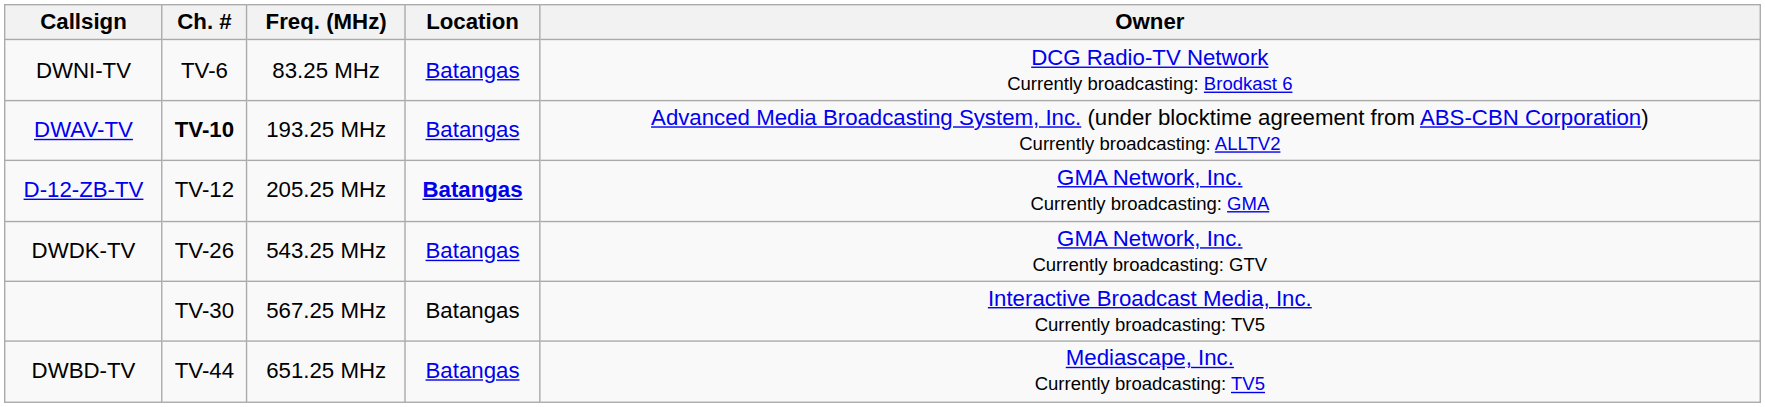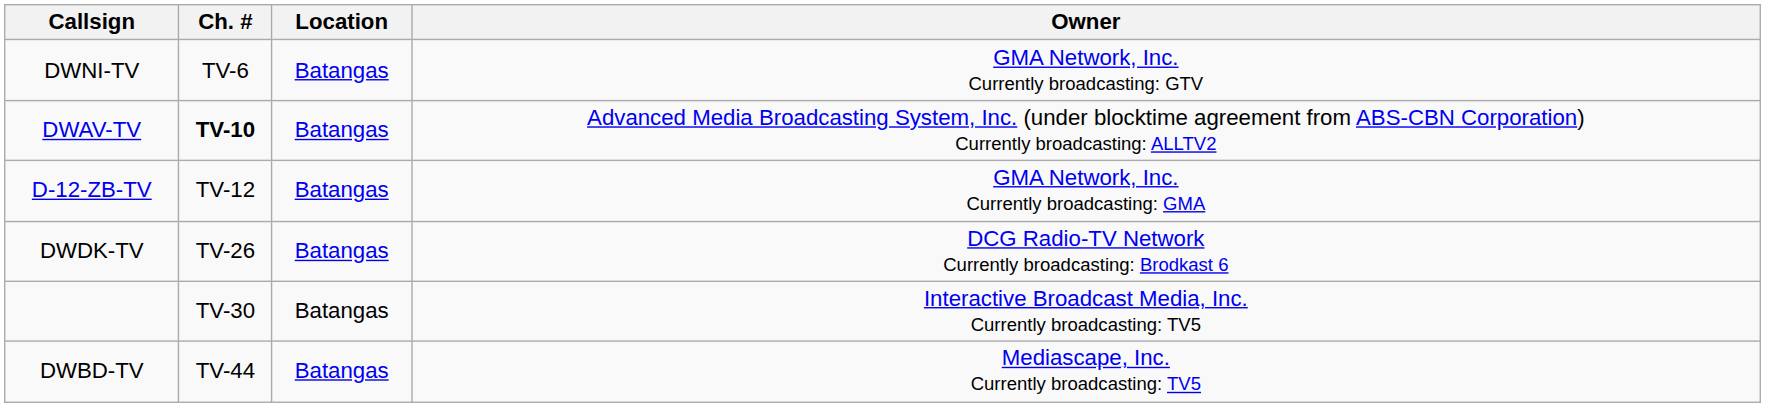- column: (326, 22)
(1150, 69) DCG Radio-TV Network Currently broadcasting: Brodkast 6 -> (1086, 69) GMA Network, Inc. Currently broadcasting: GTV
(473, 190) bold -> (342, 190) normal
(1150, 250) GMA Network, Inc. Currently broadcasting: GTV -> (1086, 250) DCG Radio-TV Network Currently broadcasting: Brodkast 6
